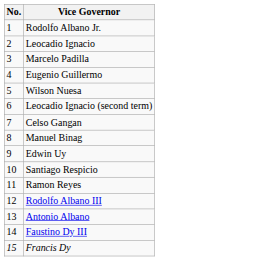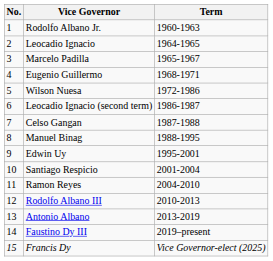+ column: (211, 12)
